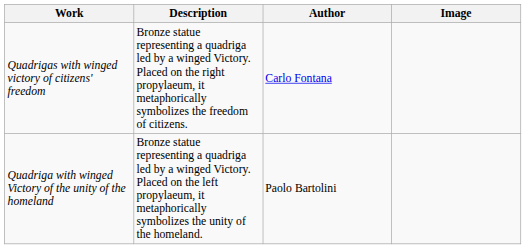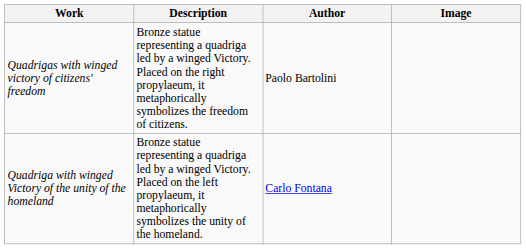(299, 78) Carlo Fontana -> (301, 78) Paolo Bartolini
(301, 188) Paolo Bartolini -> (299, 188) Carlo Fontana
